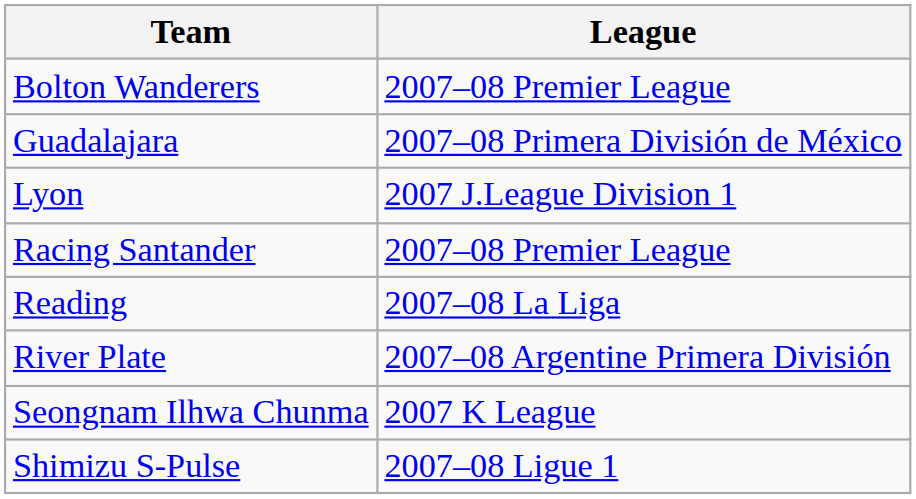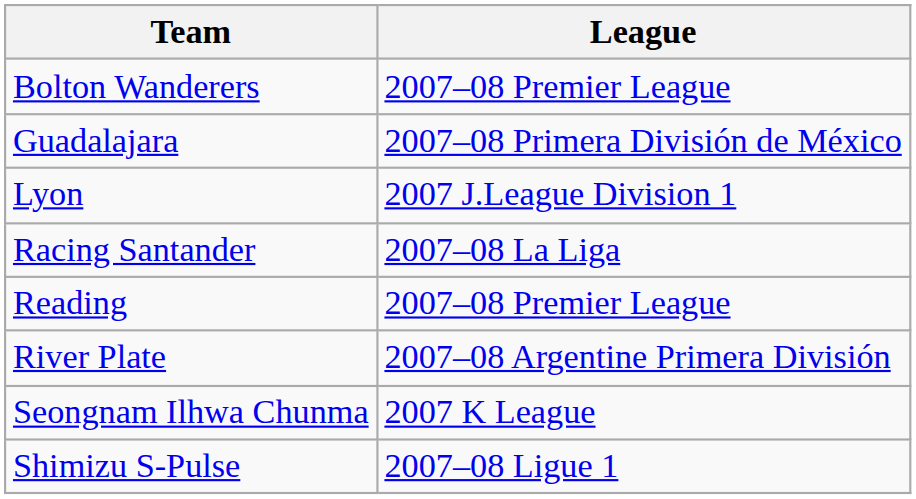(557, 248) 2007–08 Premier League -> (502, 248) 2007–08 La Liga
(502, 303) 2007–08 La Liga -> (557, 303) 2007–08 Premier League
